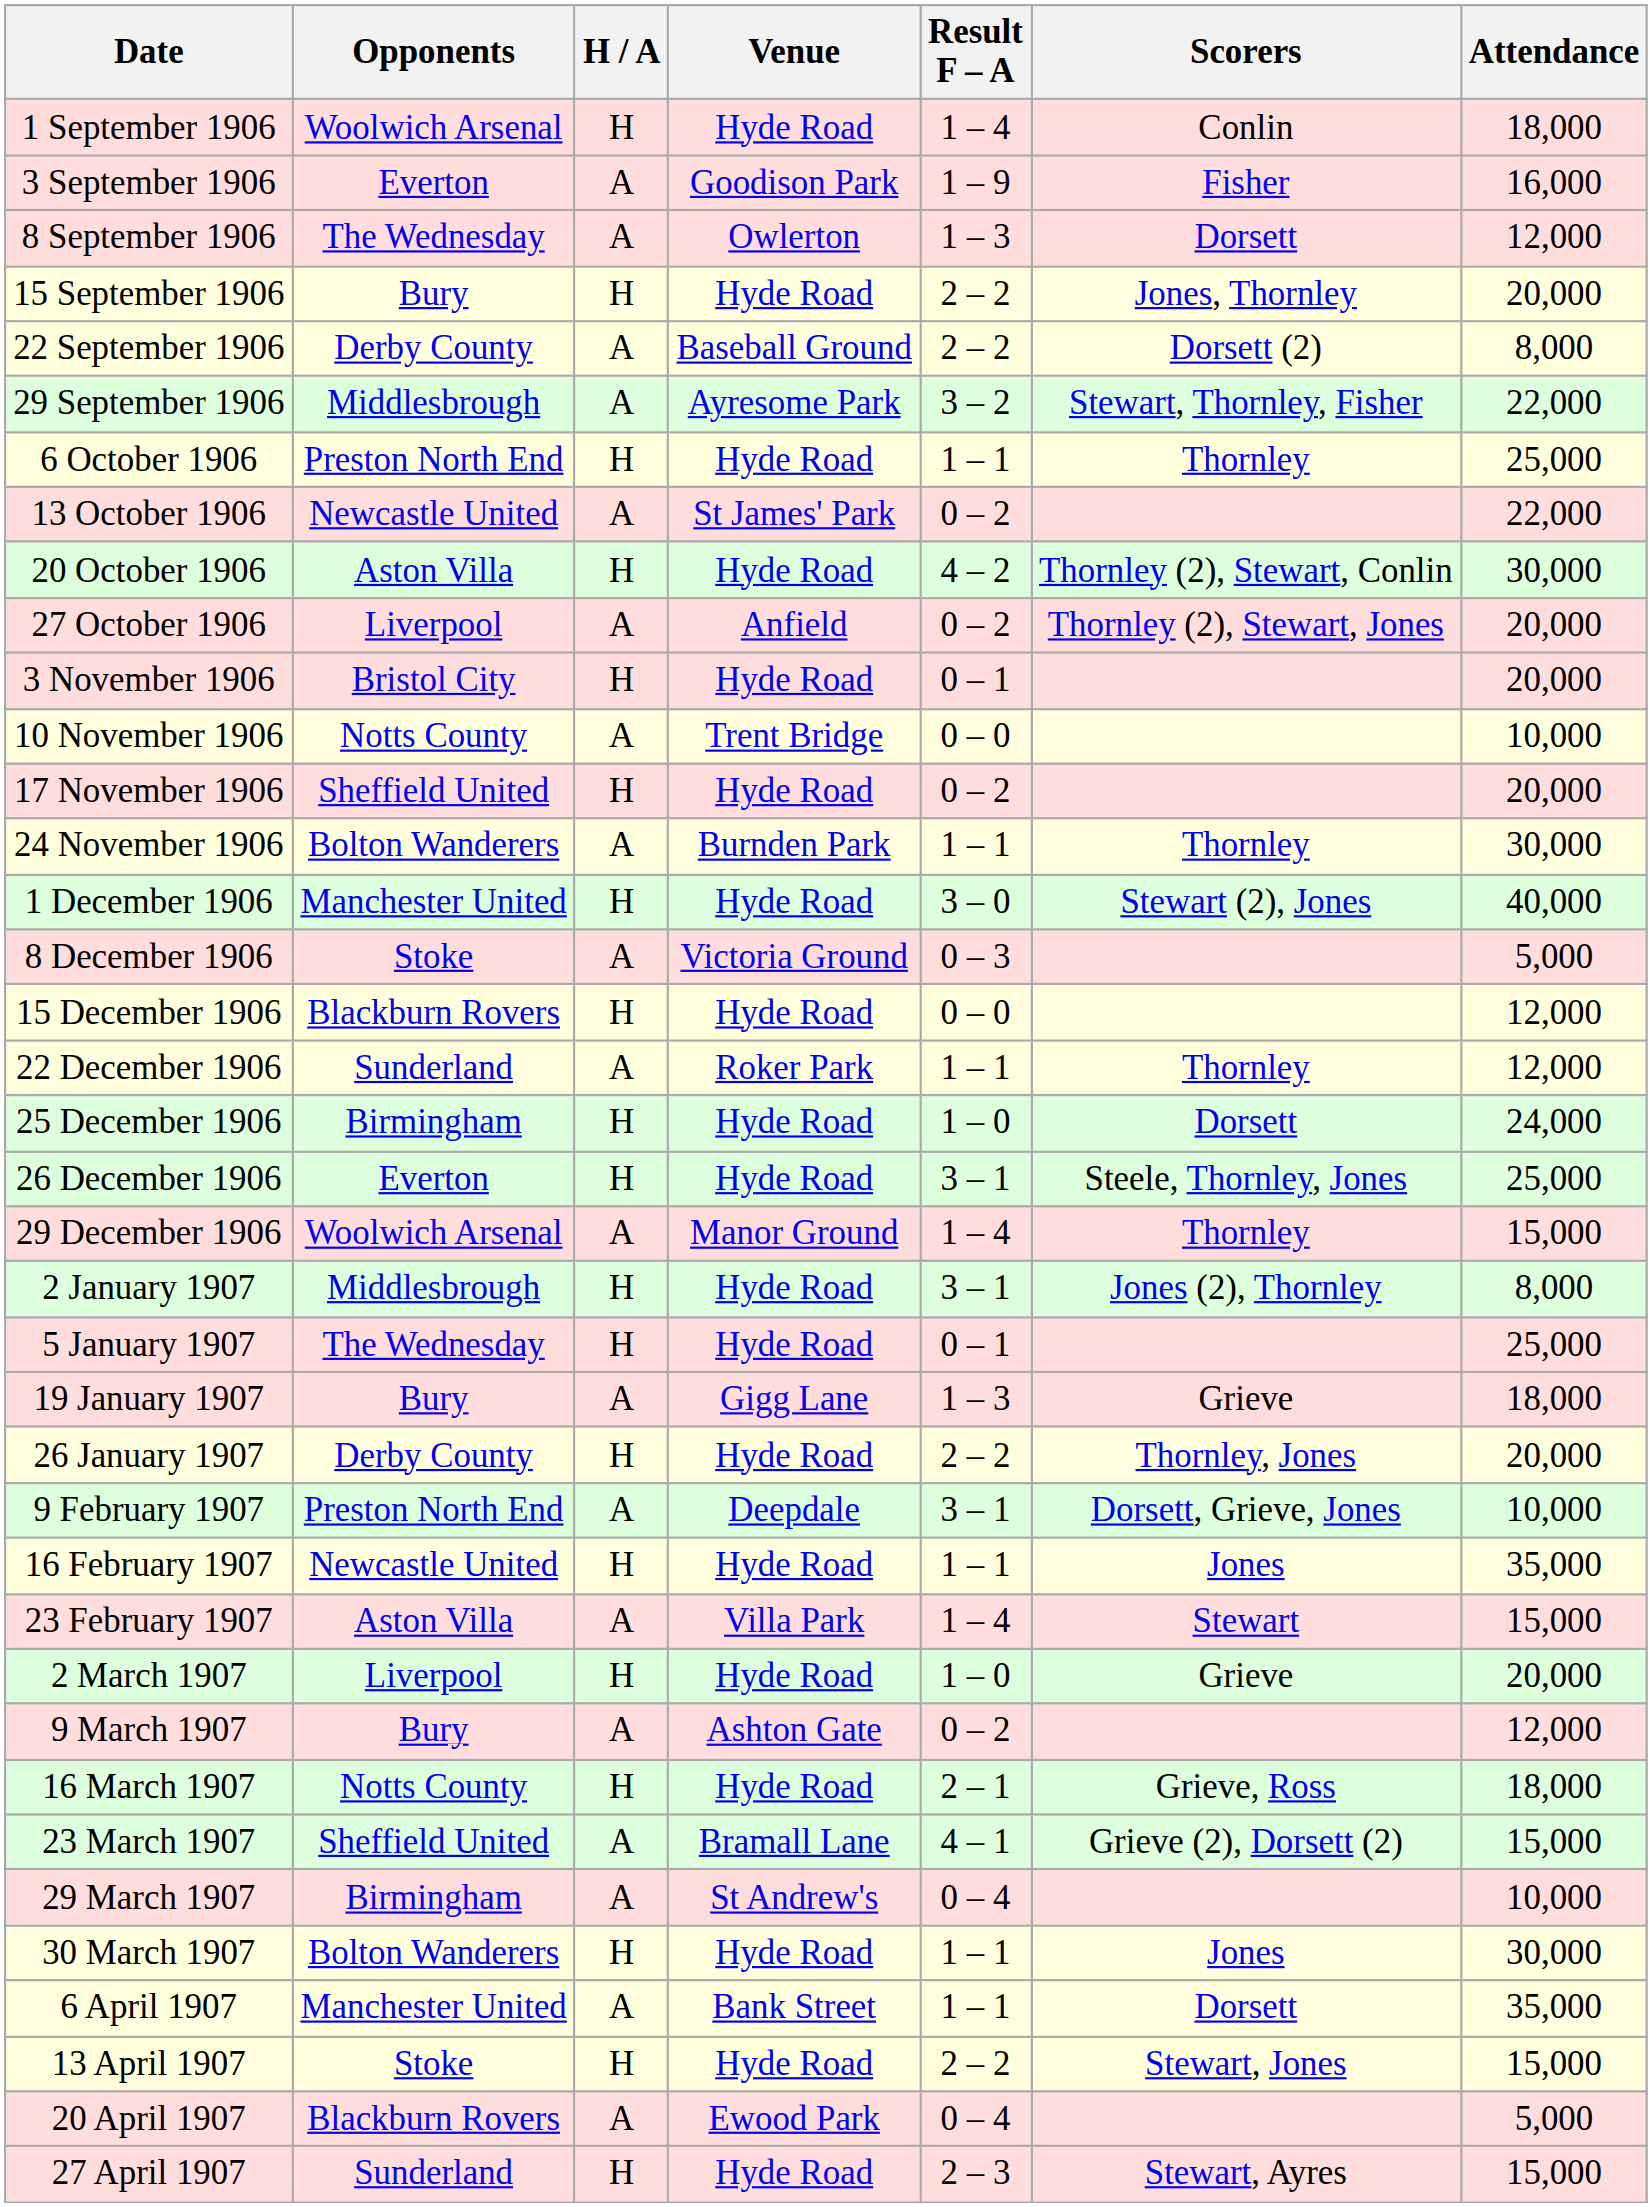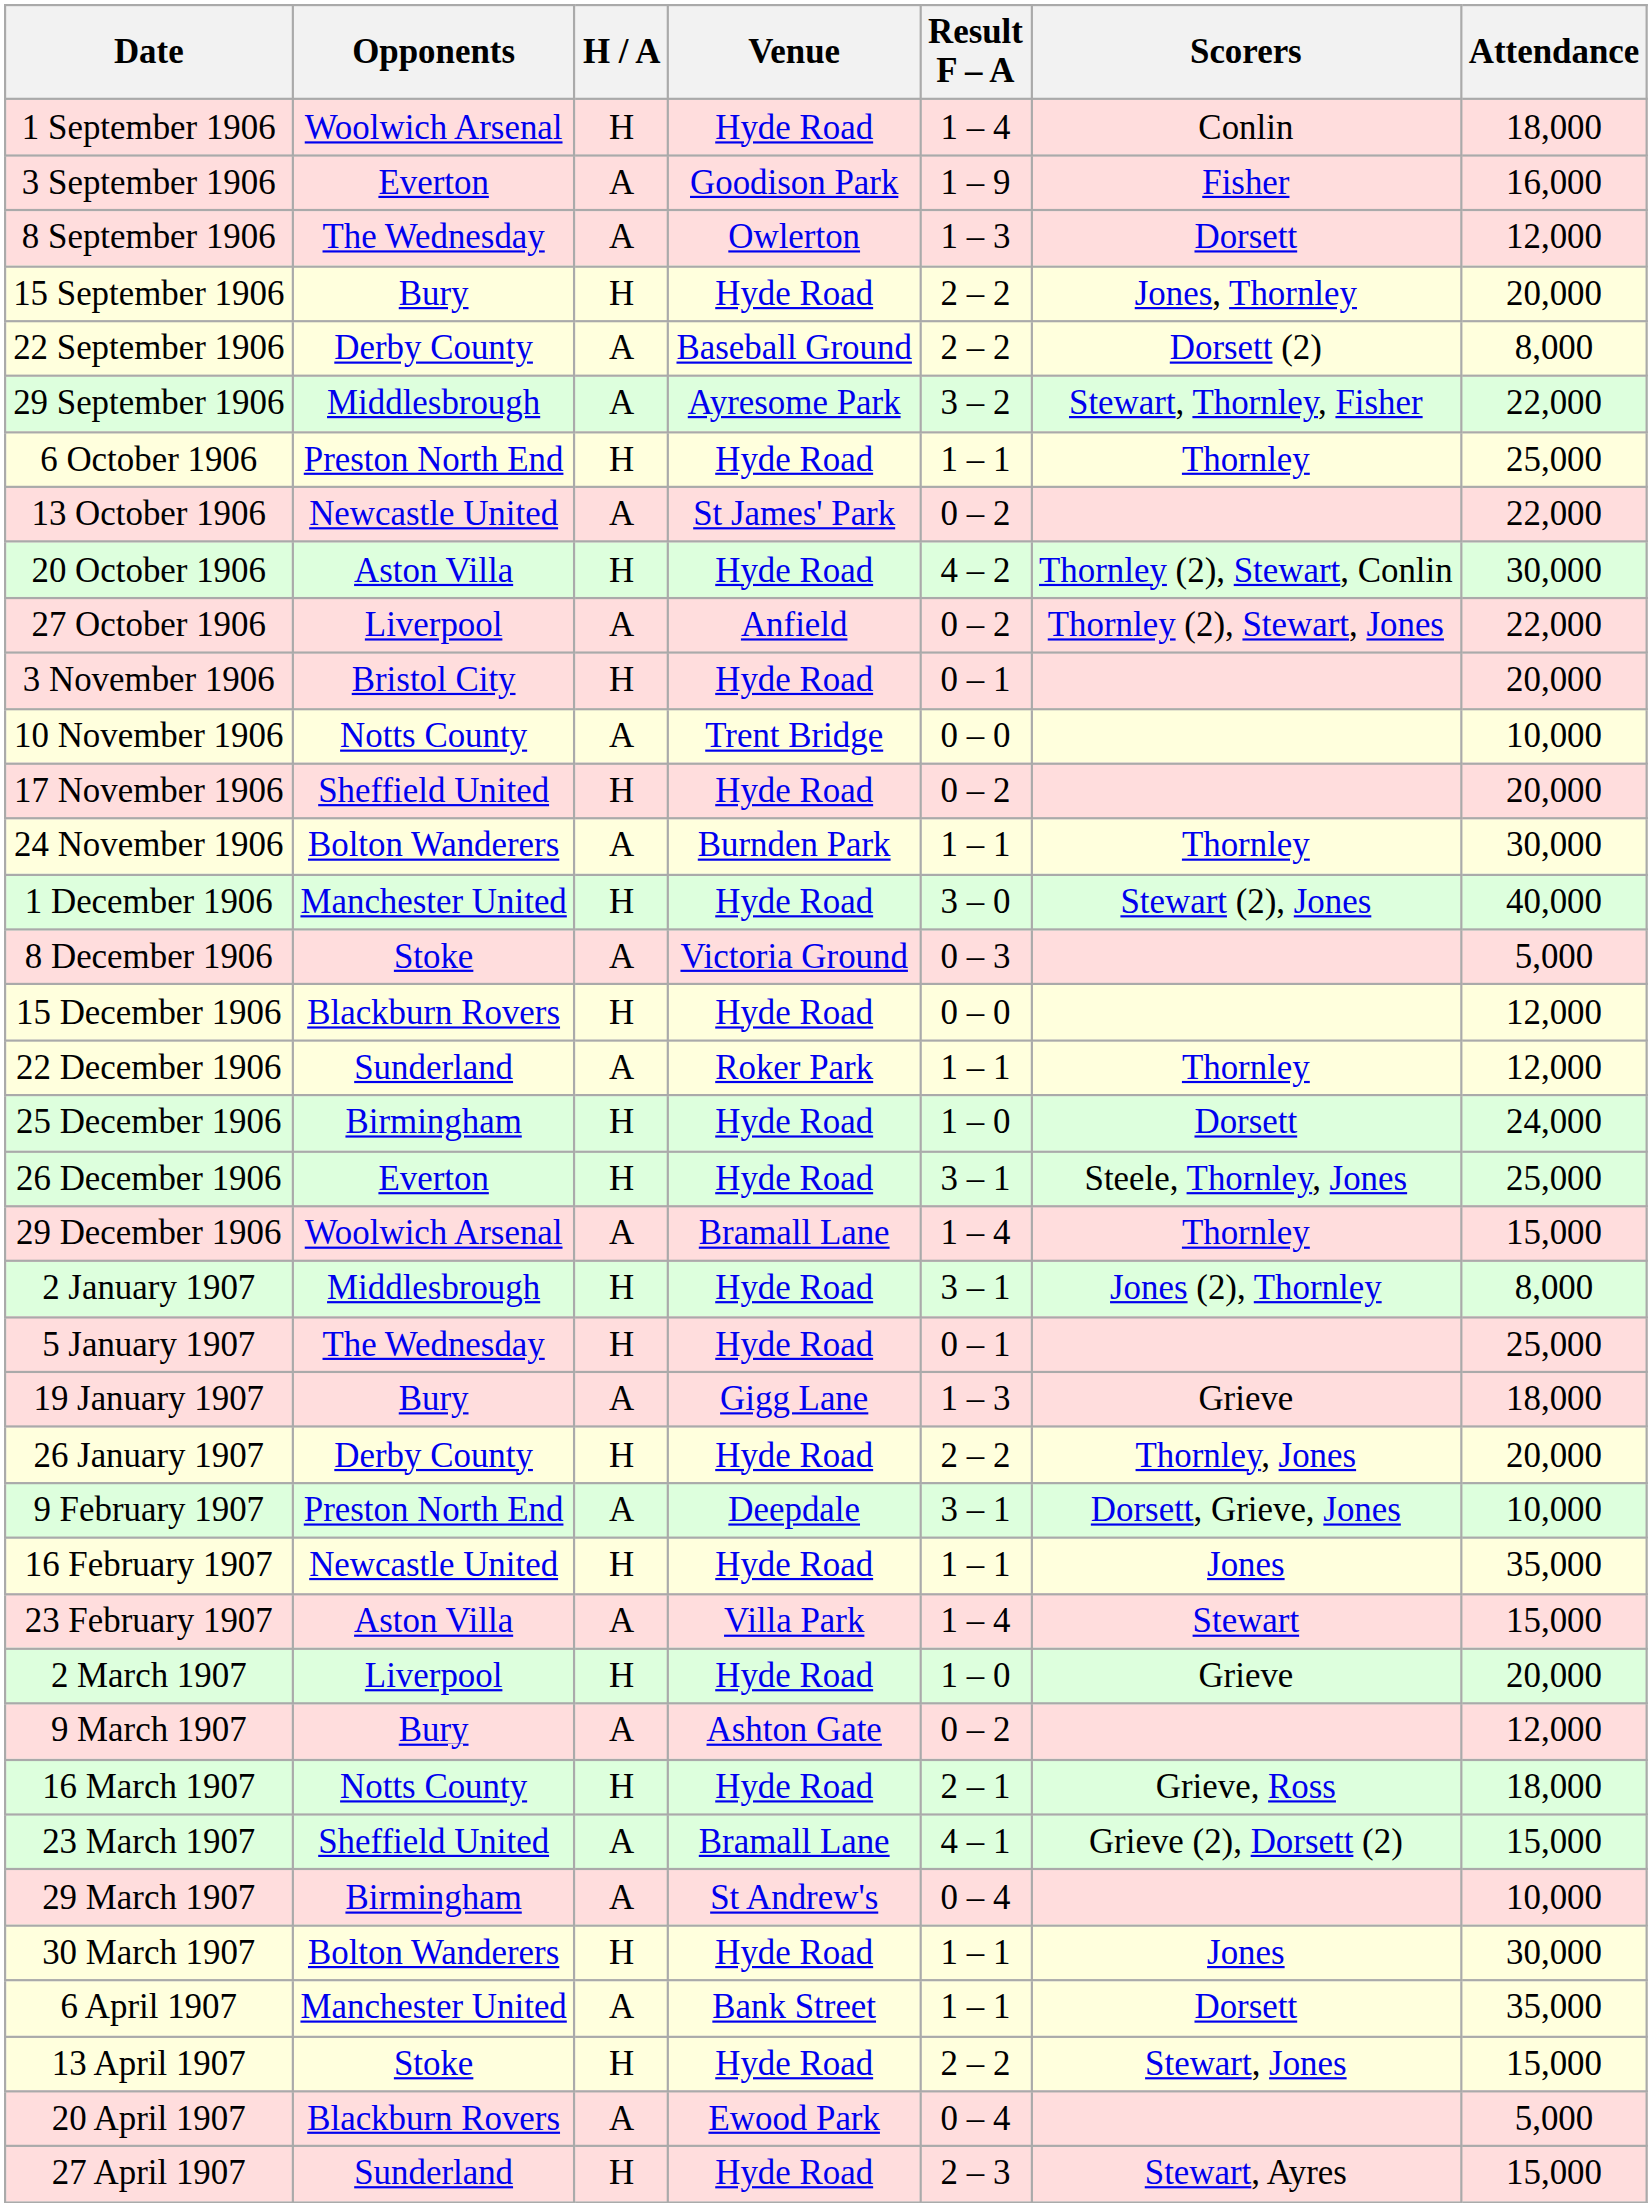(1554, 624) 20,000 -> (1554, 624) 22,000
(794, 1233) Manor Ground -> (794, 1233) Bramall Lane
